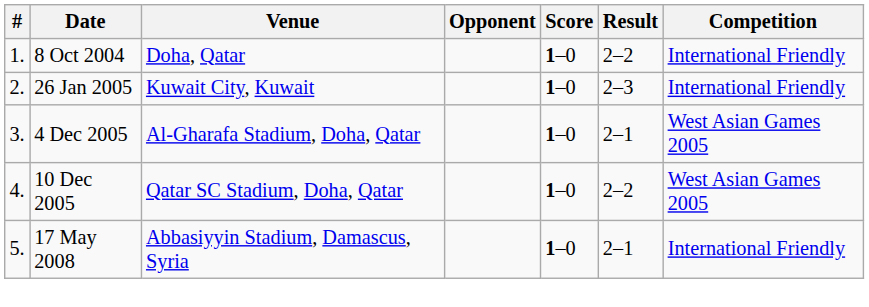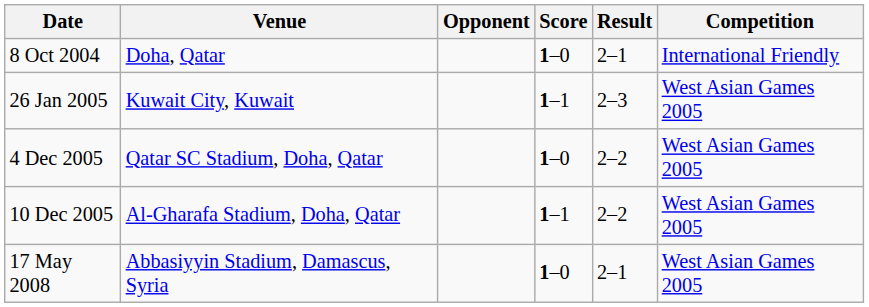- column: (17, 21)
(618, 55) 2–2 -> (612, 55) 2–1
(560, 88) 1–0 -> (555, 100) 1–1
(756, 88) International Friendly -> (738, 100) West Asian Games 2005
(283, 134) Al-Gharafa Stadium, Doha, Qatar -> (254, 158) Qatar SC Stadium, Doha, Qatar
(618, 134) 2–1 -> (612, 158) 2–2
(274, 191) Qatar SC Stadium, Doha, Qatar -> (263, 215) Al-Gharafa Stadium, Doha, Qatar
(560, 191) 1–0 -> (555, 215) 1–1
(756, 248) International Friendly -> (738, 272) West Asian Games 2005
